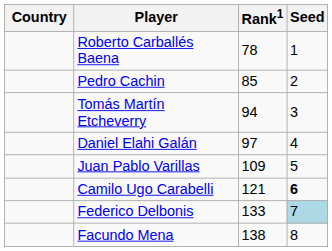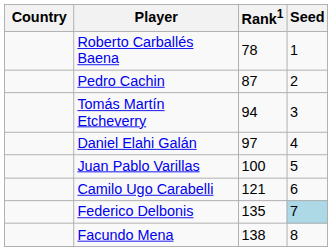(250, 81) 85 -> (250, 81) 87
(254, 166) 109 -> (254, 166) 100
(294, 189) bold -> (294, 189) normal
(254, 212) 133 -> (254, 212) 135
